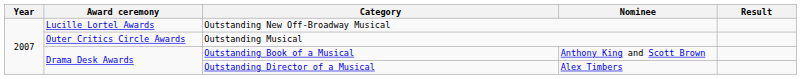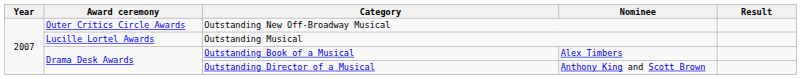(100, 25) Lucille Lortel Awards -> (116, 25) Outer Critics Circle Awards
(116, 39) Outer Critics Circle Awards -> (100, 39) Lucille Lortel Awards
(633, 53) Anthony King and Scott Brown -> (592, 53) Alex Timbers
(592, 67) Alex Timbers -> (633, 67) Anthony King and Scott Brown
